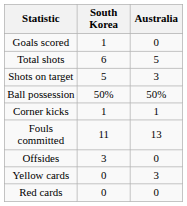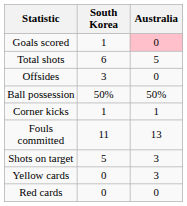(156, 42) no background -> (156, 42) pink background
rows swapped: (41, 77) <-> (41, 158)
